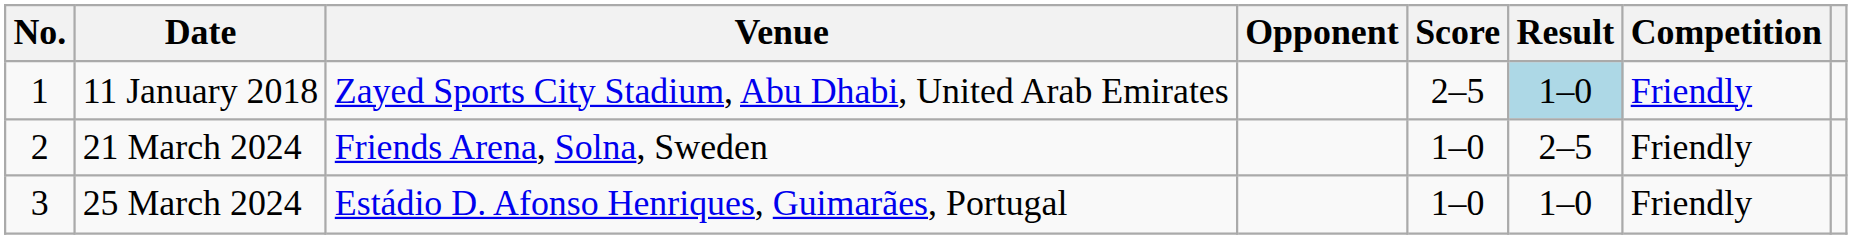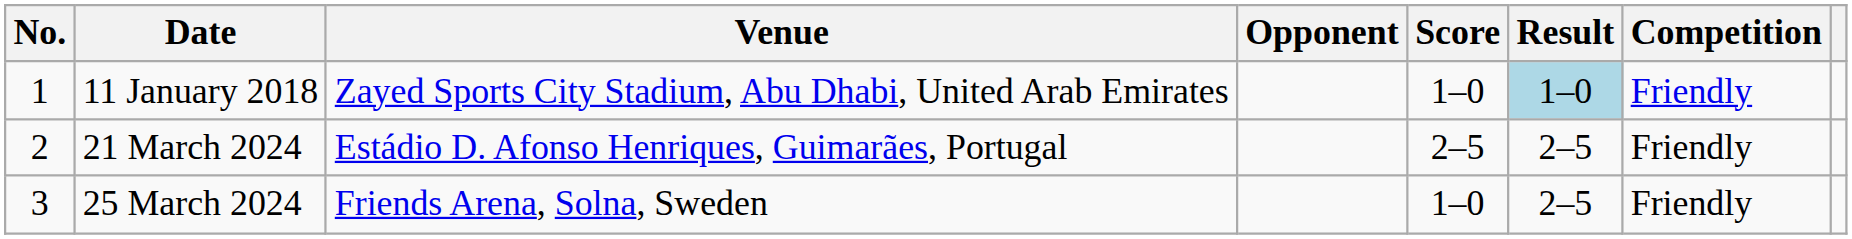(1458, 89) 2–5 -> (1458, 89) 1–0
(551, 146) Friends Arena, Solna, Sweden -> (701, 146) Estádio D. Afonso Henriques, Guimarães, Portugal
(1458, 146) 1–0 -> (1458, 146) 2–5
(701, 203) Estádio D. Afonso Henriques, Guimarães, Portugal -> (551, 203) Friends Arena, Solna, Sweden
(1565, 203) 1–0 -> (1565, 203) 2–5
